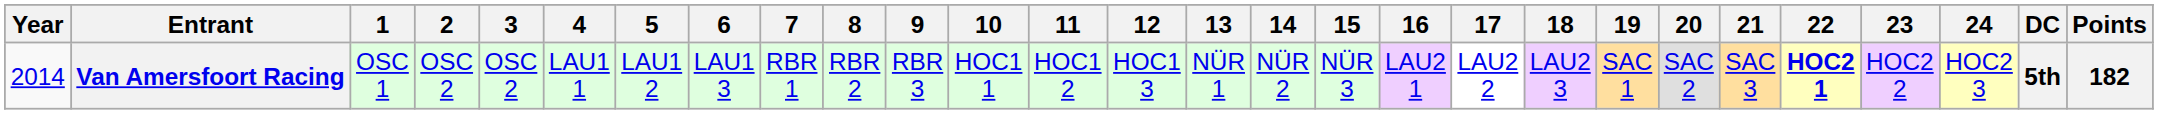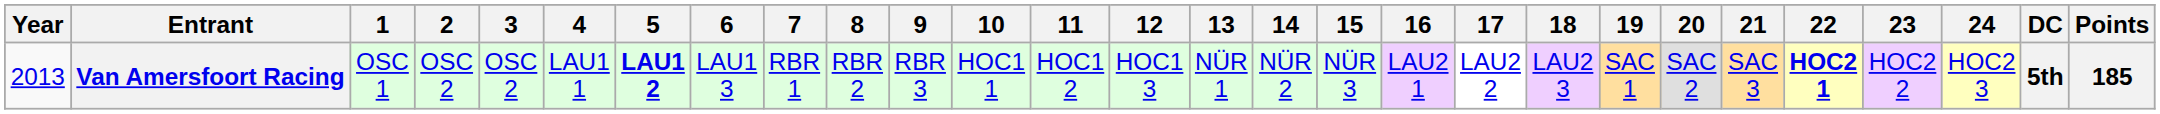(38, 75) 2014 -> (38, 75) 2013
(652, 75) normal -> (653, 75) bold
(2110, 75) 182 -> (2112, 75) 185
